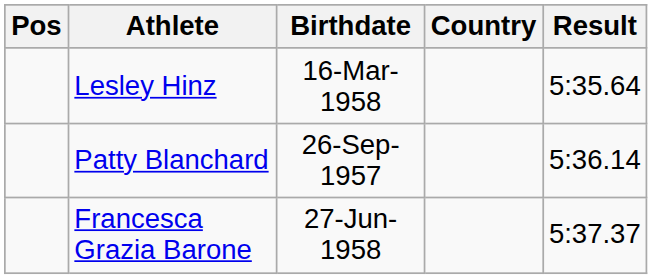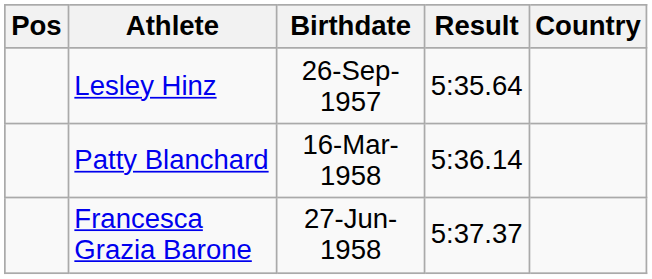columns swapped: (483, 26) <-> (595, 26)
(351, 85) 16-Mar-1958 -> (351, 85) 26-Sep-1957
(351, 160) 26-Sep-1957 -> (351, 160) 16-Mar-1958
